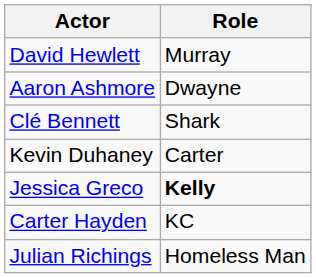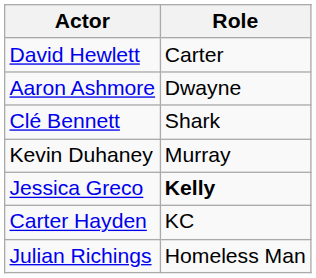(198, 54) Murray -> (194, 54) Carter
(194, 155) Carter -> (198, 155) Murray
